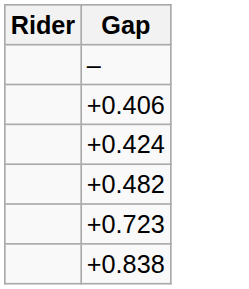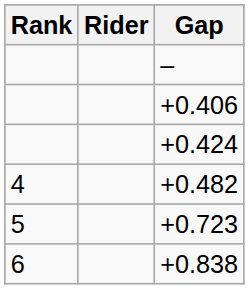+ column: (42, 25)
